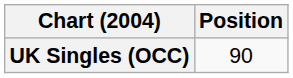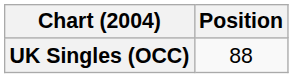(241, 55) 90 -> (241, 55) 88
